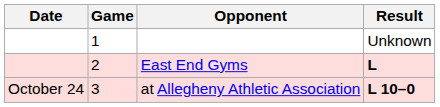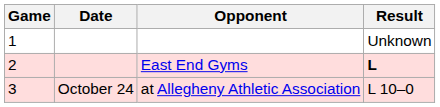columns swapped: (112, 16) <-> (46, 16)
(391, 89) bold -> (391, 89) normal
